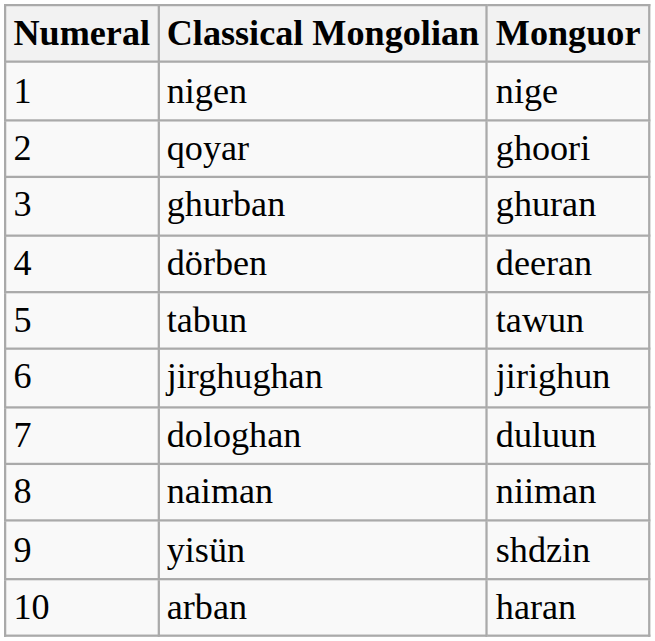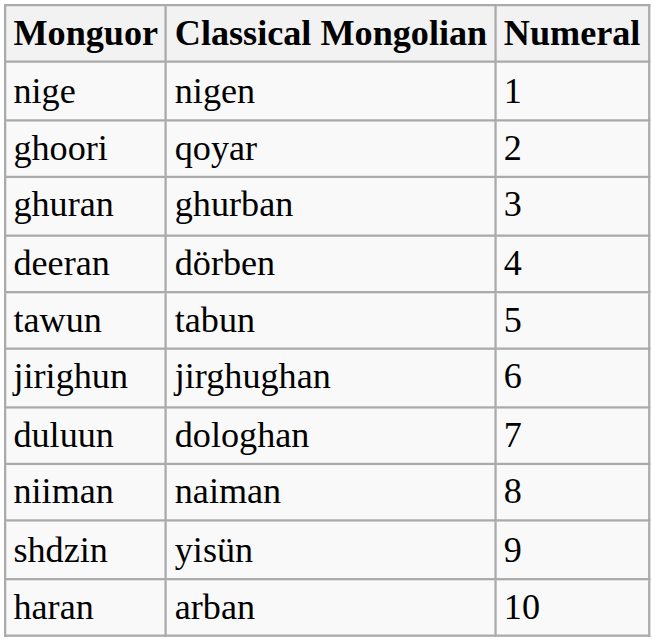columns swapped: (82, 33) <-> (568, 33)
